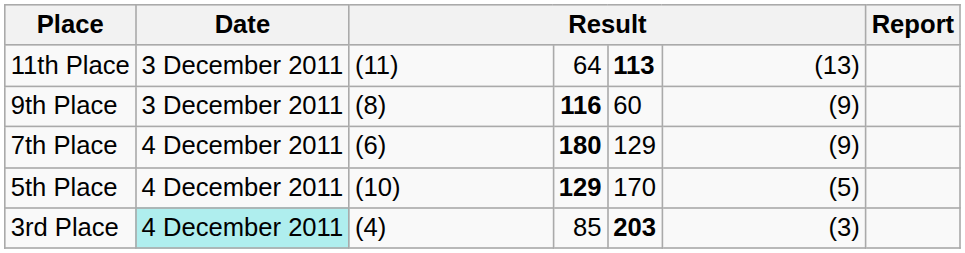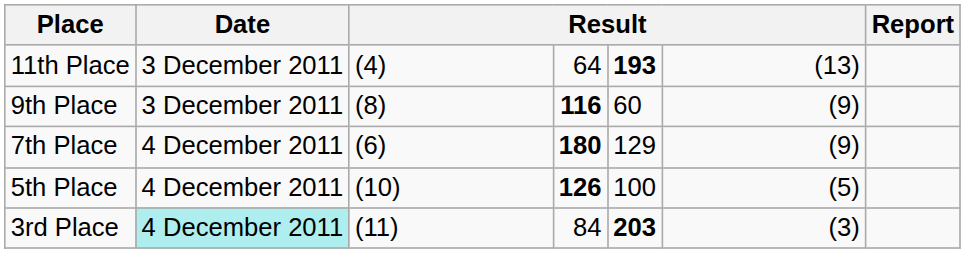(377, 65) (11) -> (371, 65) (4)
(634, 65) 113 -> (635, 65) 193
(580, 187) 129 -> (580, 187) 126
(635, 187) 170 -> (635, 187) 100
(371, 227) (4) -> (377, 227) (11)
(587, 227) 85 -> (587, 227) 84
